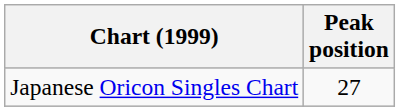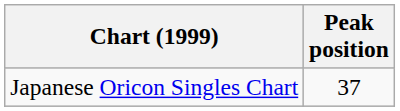(349, 86) 27 -> (349, 86) 37
